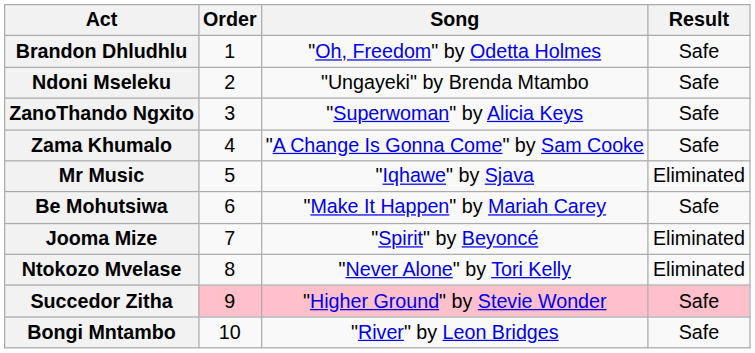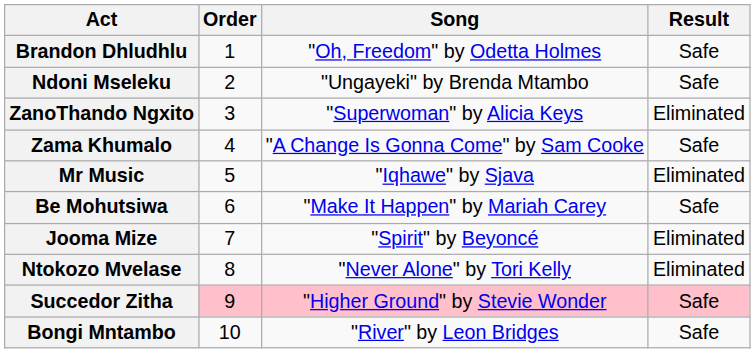(699, 113) Safe -> (699, 113) Eliminated
